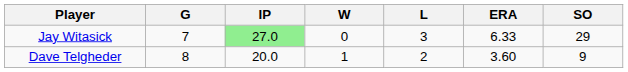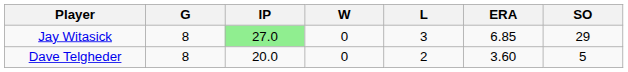(185, 36) 7 -> (185, 36) 8
(503, 36) 6.33 -> (503, 36) 6.85
(344, 57) 1 -> (344, 57) 0
(583, 57) 9 -> (583, 57) 5
